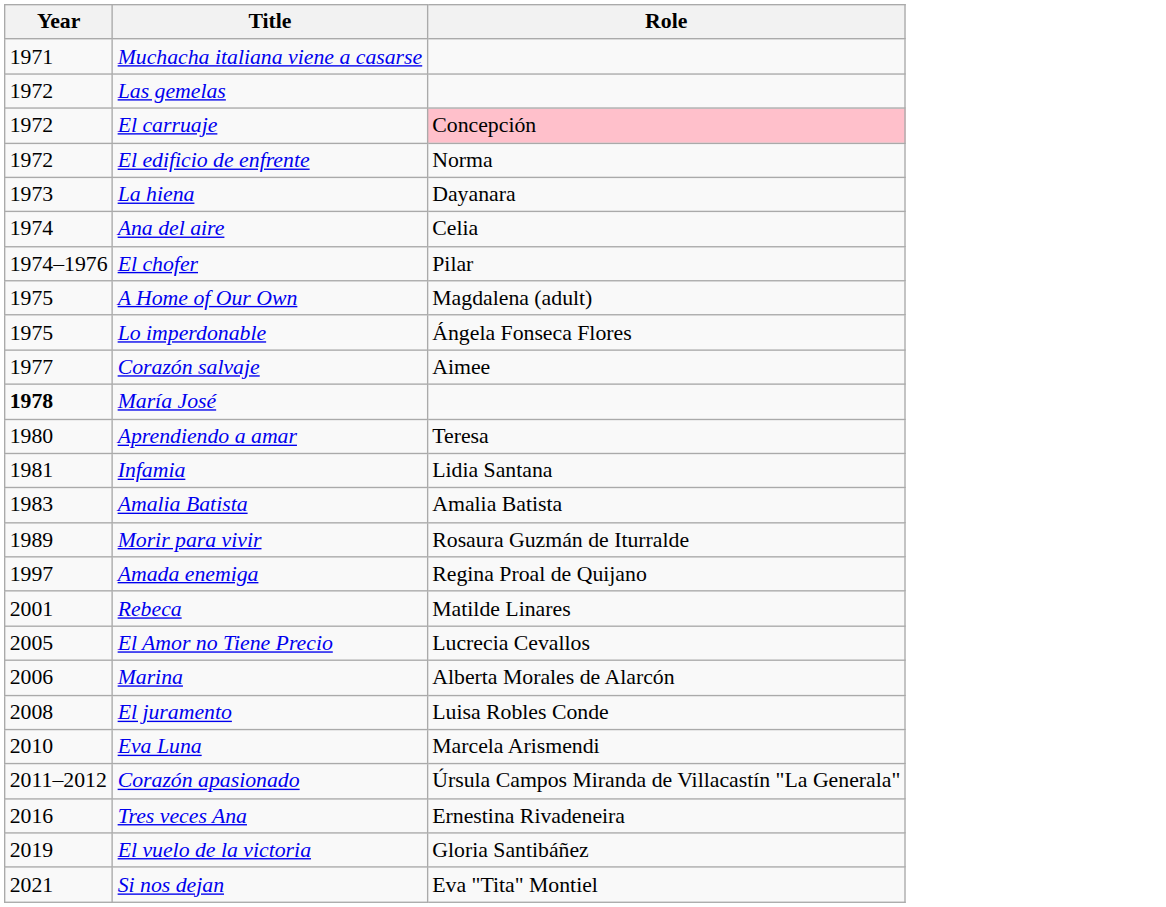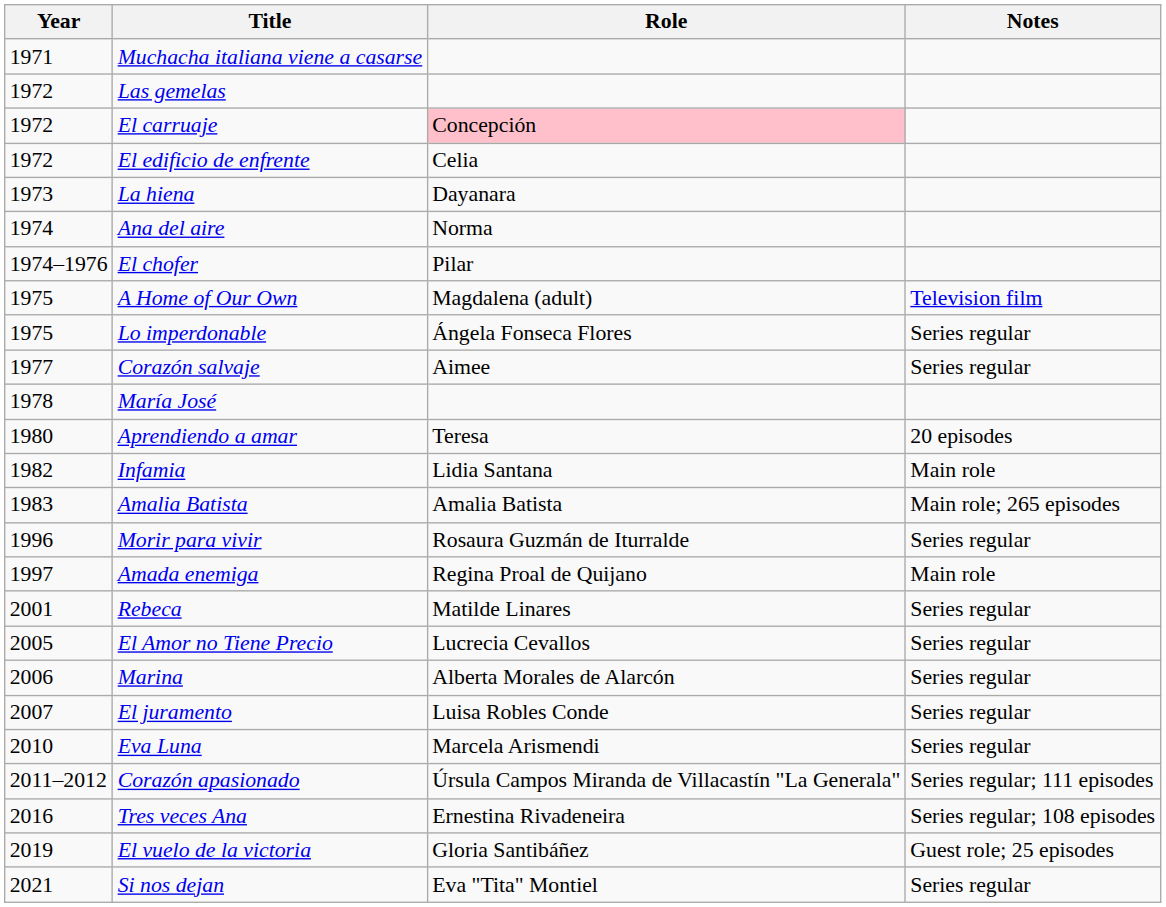+ column: (1033, 21)
(462, 159) Norma -> (455, 159) Celia
(455, 228) Celia -> (462, 228) Norma
(31, 401) bold -> (31, 401) normal
(31, 470) 1981 -> (31, 470) 1982
(31, 539) 1989 -> (31, 539) 1996
(31, 711) 2008 -> (31, 711) 2007
